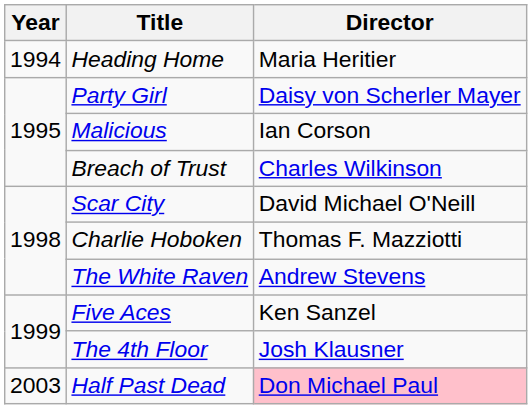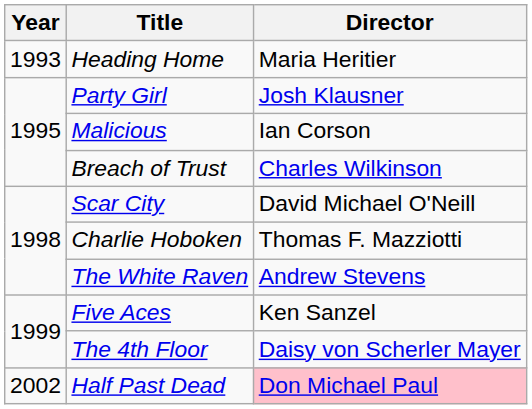(35, 58) 1994 -> (35, 58) 1993
(390, 95) Daisy von Scherler Mayer -> (331, 95) Josh Klausner
(331, 349) Josh Klausner -> (390, 349) Daisy von Scherler Mayer
(35, 385) 2003 -> (35, 385) 2002
